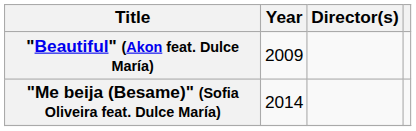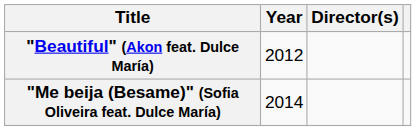(284, 55) 2009 -> (284, 55) 2012
